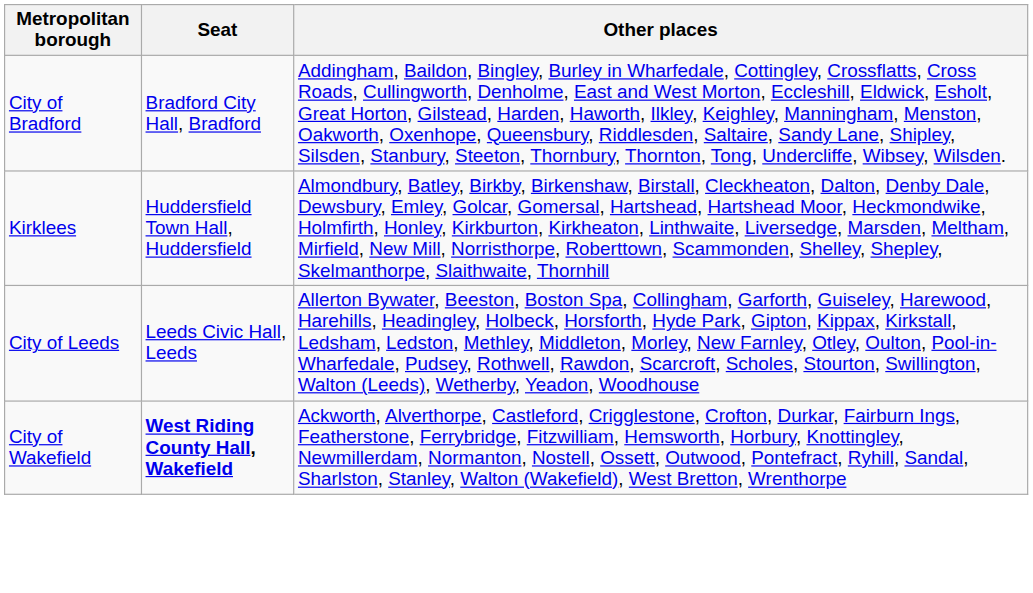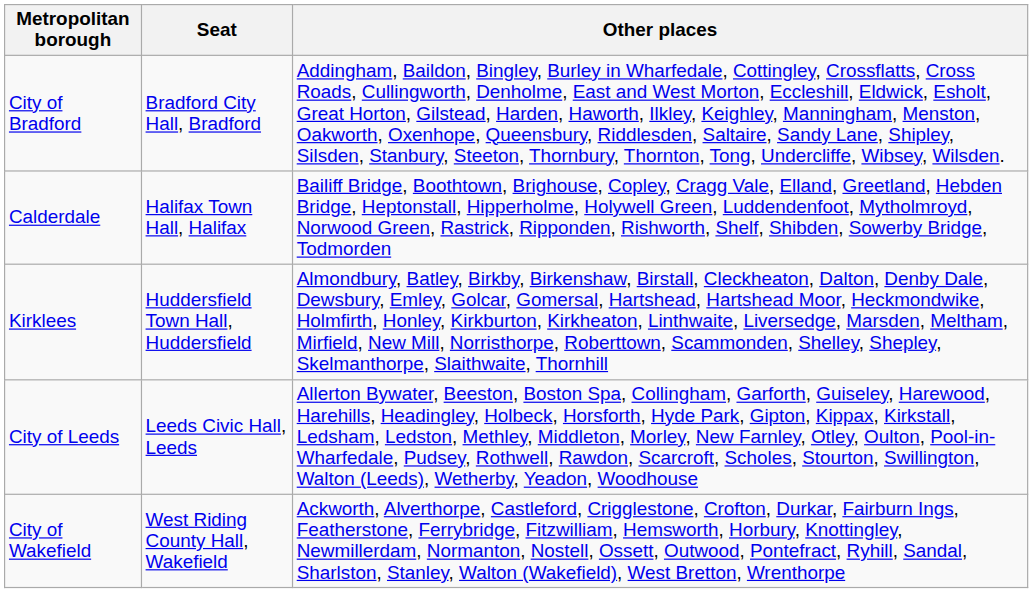+ row: (55, 217)
(201, 447) bold -> (197, 540) normal
